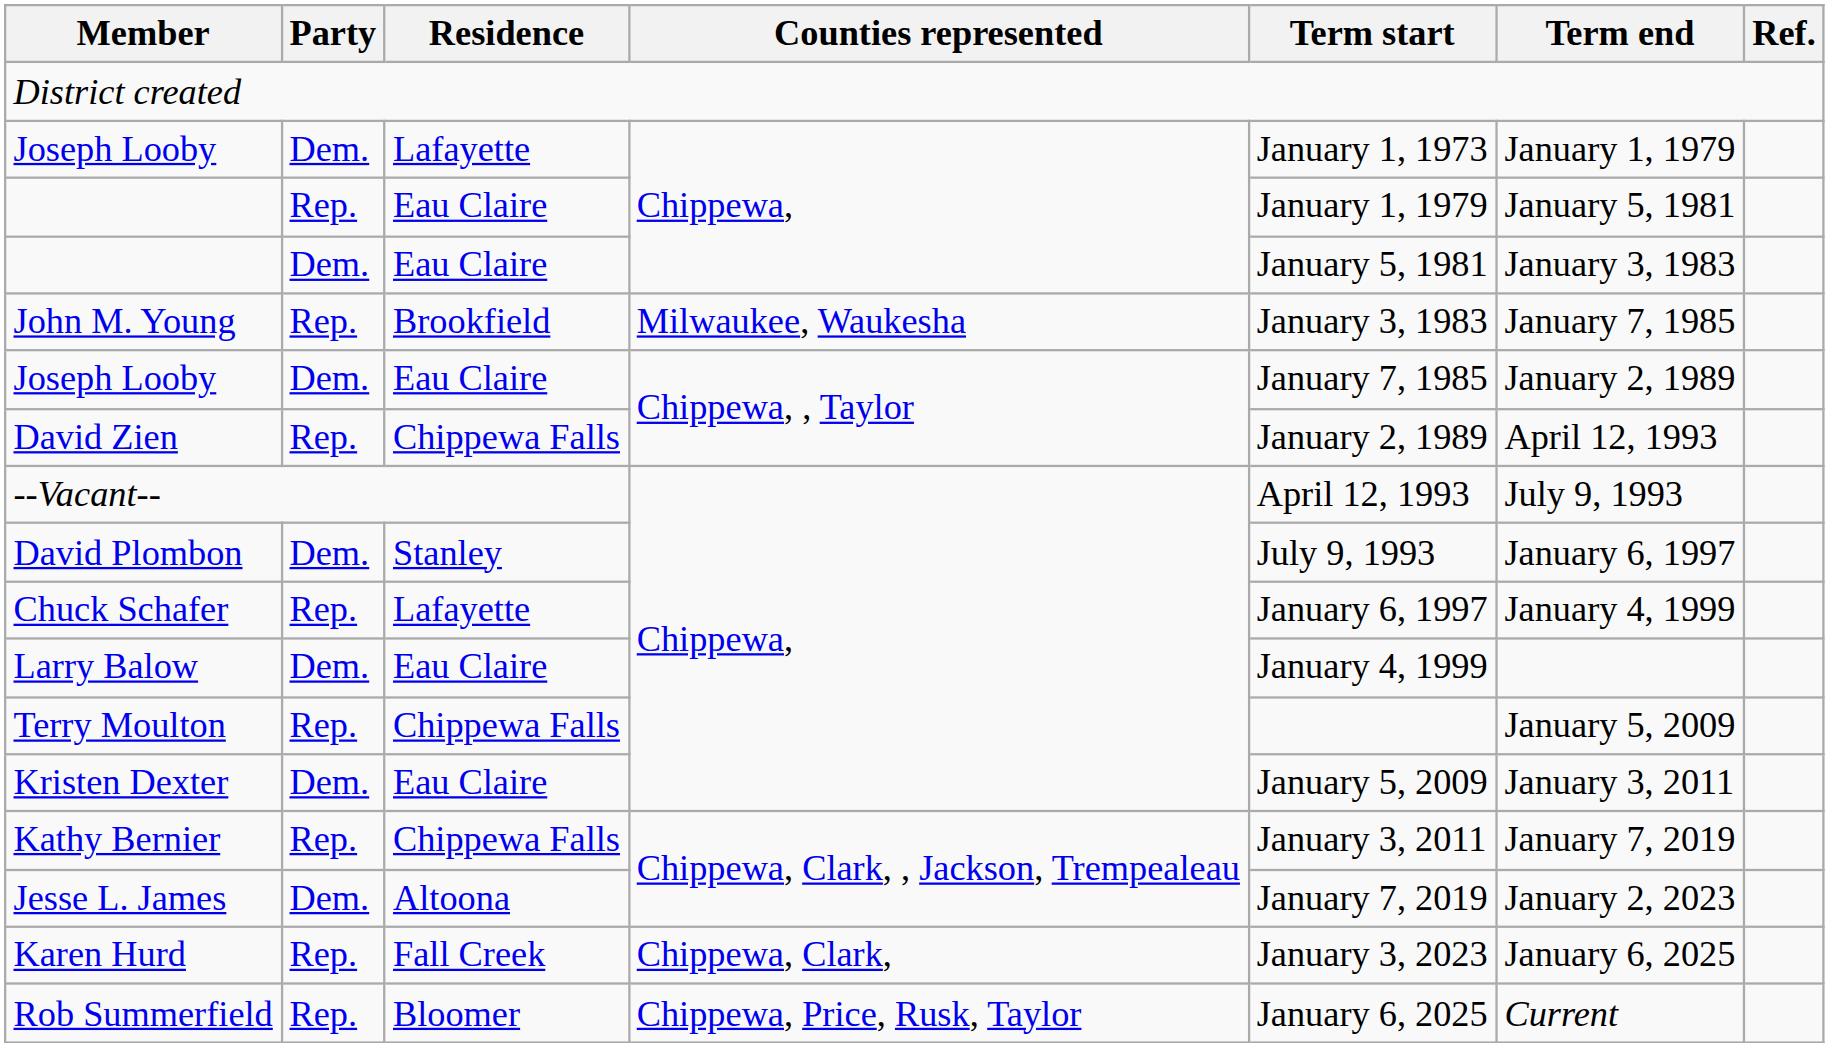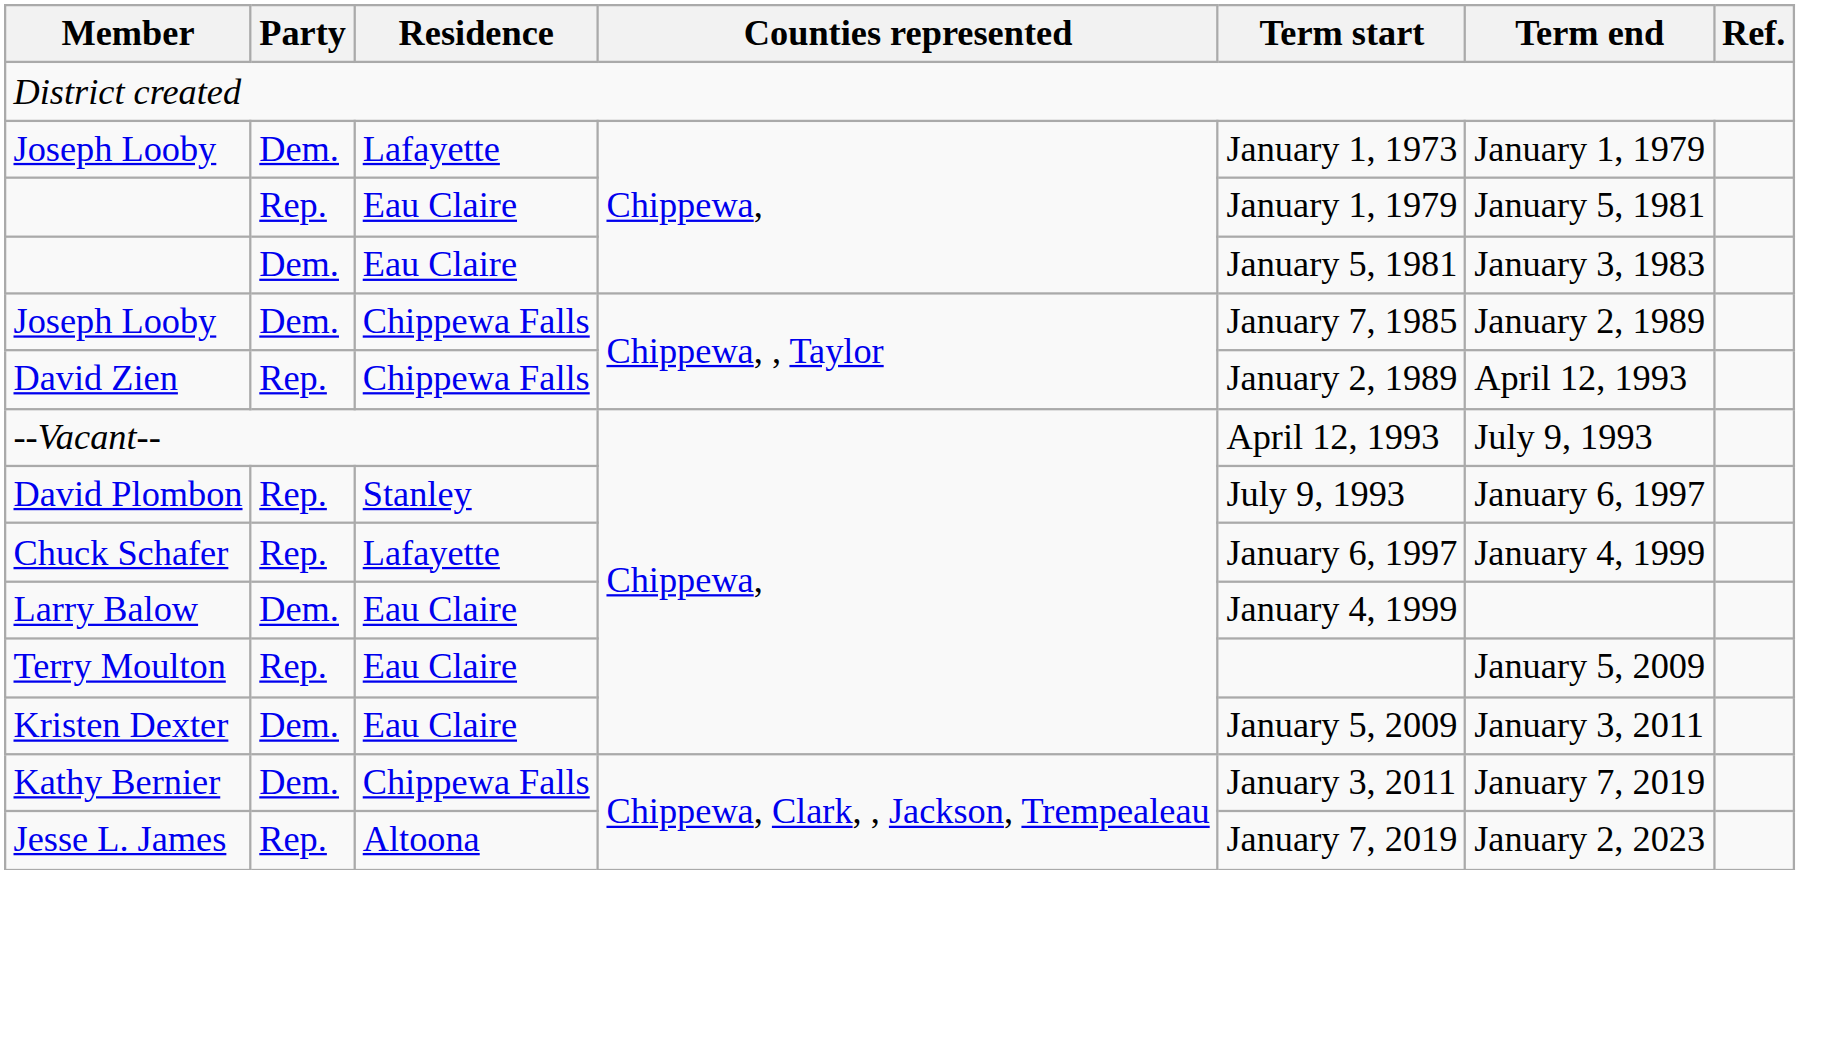- row: (125, 321)
(470, 378) Eau Claire -> (476, 321) Chippewa Falls
(329, 551) Dem. -> (293, 494) Rep.
(506, 724) Chippewa Falls -> (440, 666) Eau Claire
(323, 839) Rep. -> (299, 782) Dem.
(329, 897) Dem. -> (293, 839) Rep.
- row: (100, 954)
- row: (143, 1012)
